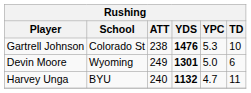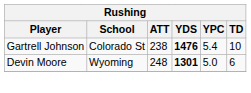(210, 46) 5.3 -> (210, 46) 5.4
(159, 63) 249 -> (159, 63) 248
- row: (38, 79)
